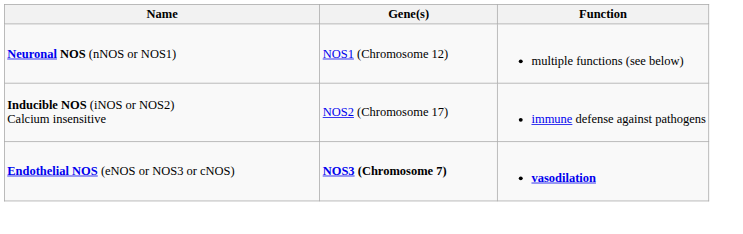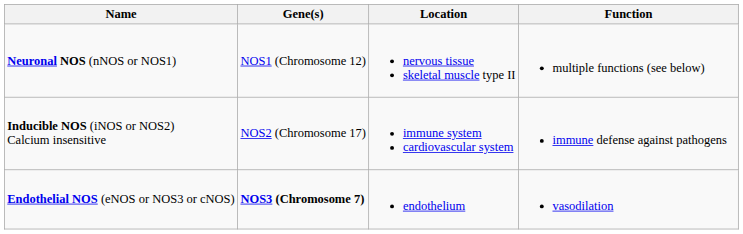+ column: (444, 14)
(603, 178) bold -> (629, 206) normal
